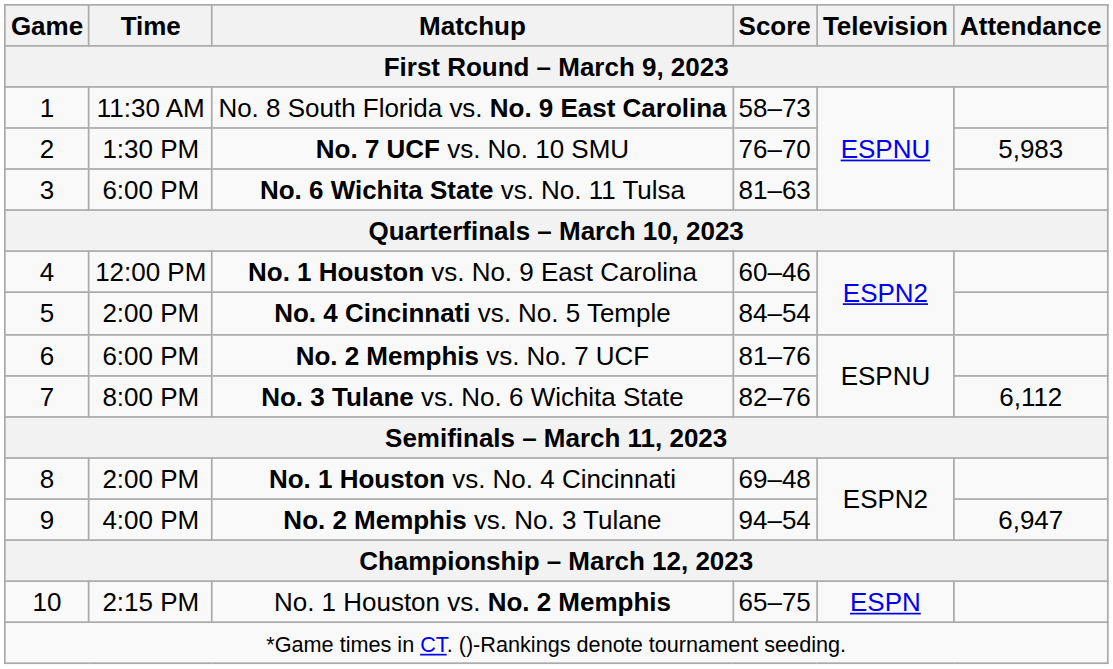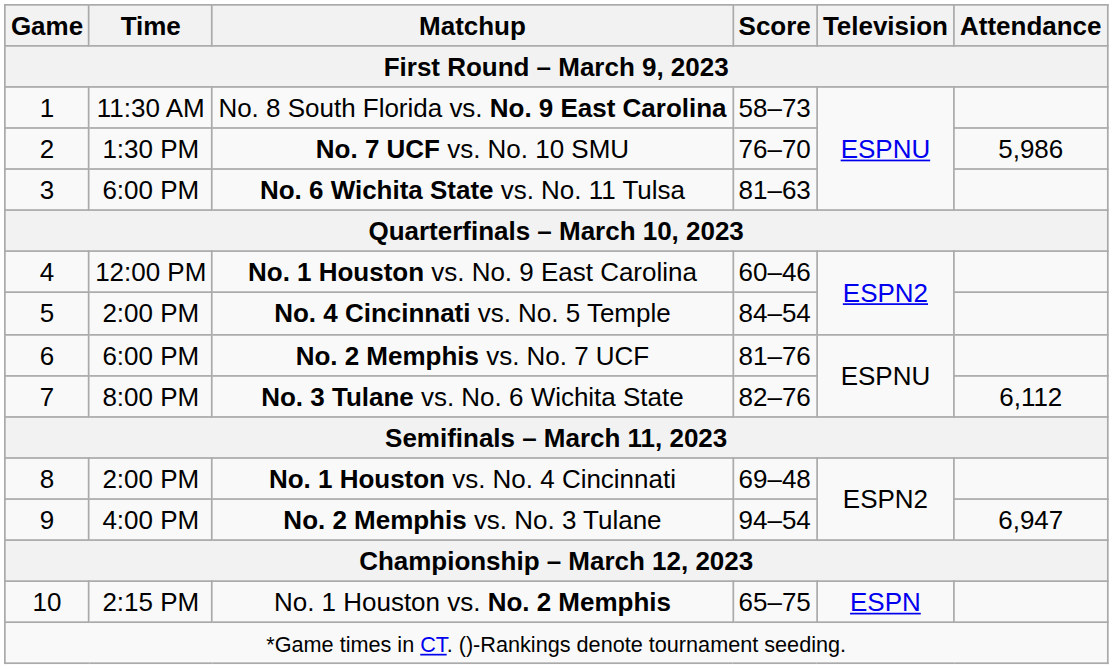(1031, 149) 5,983 -> (1031, 149) 5,986
